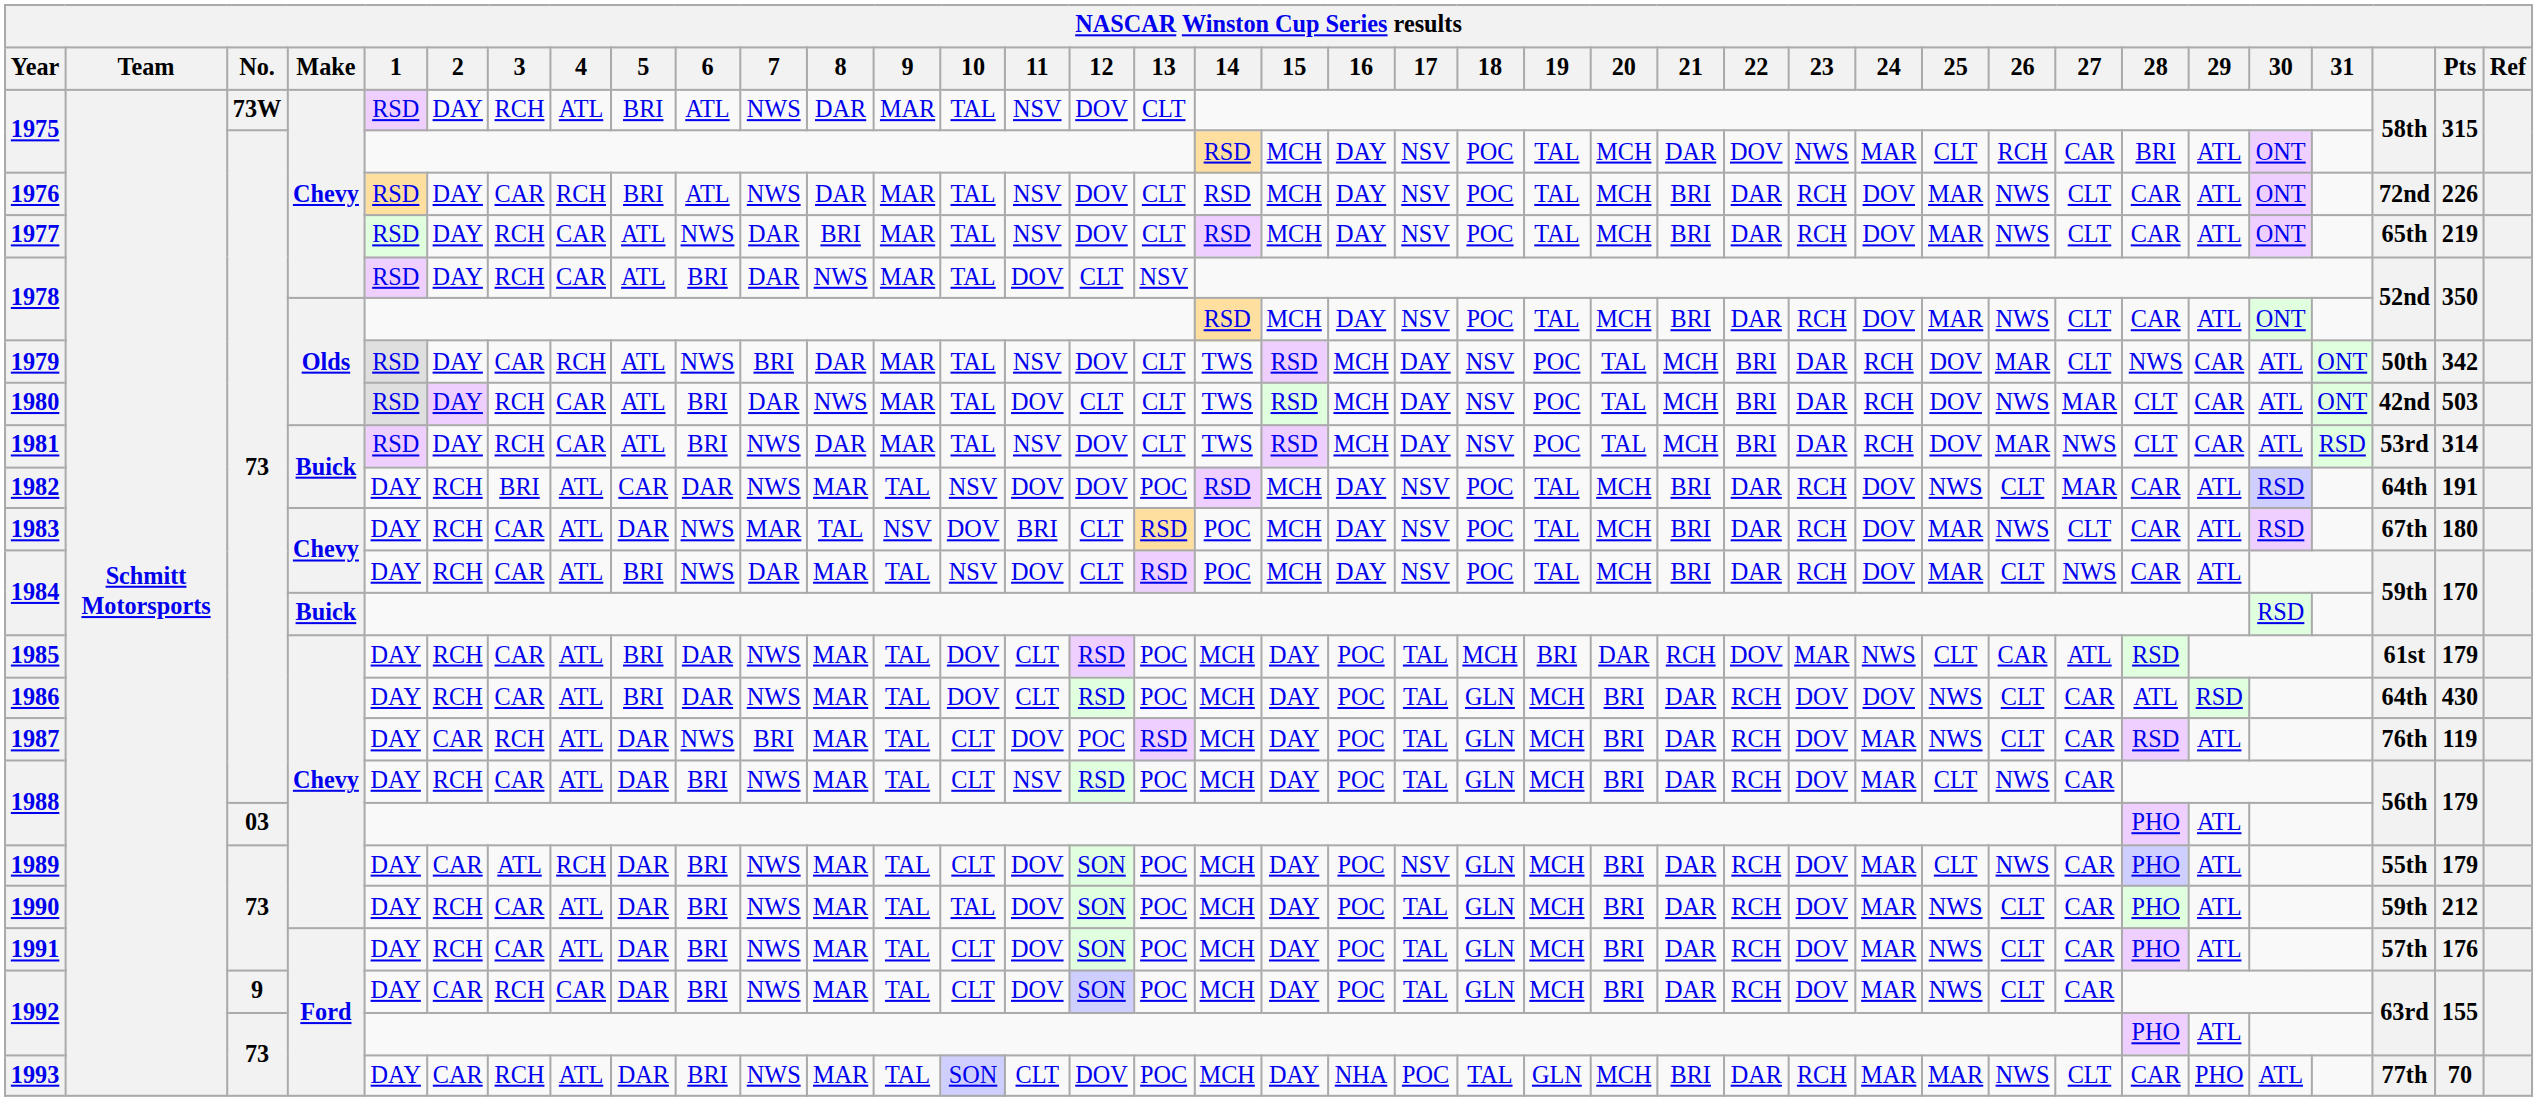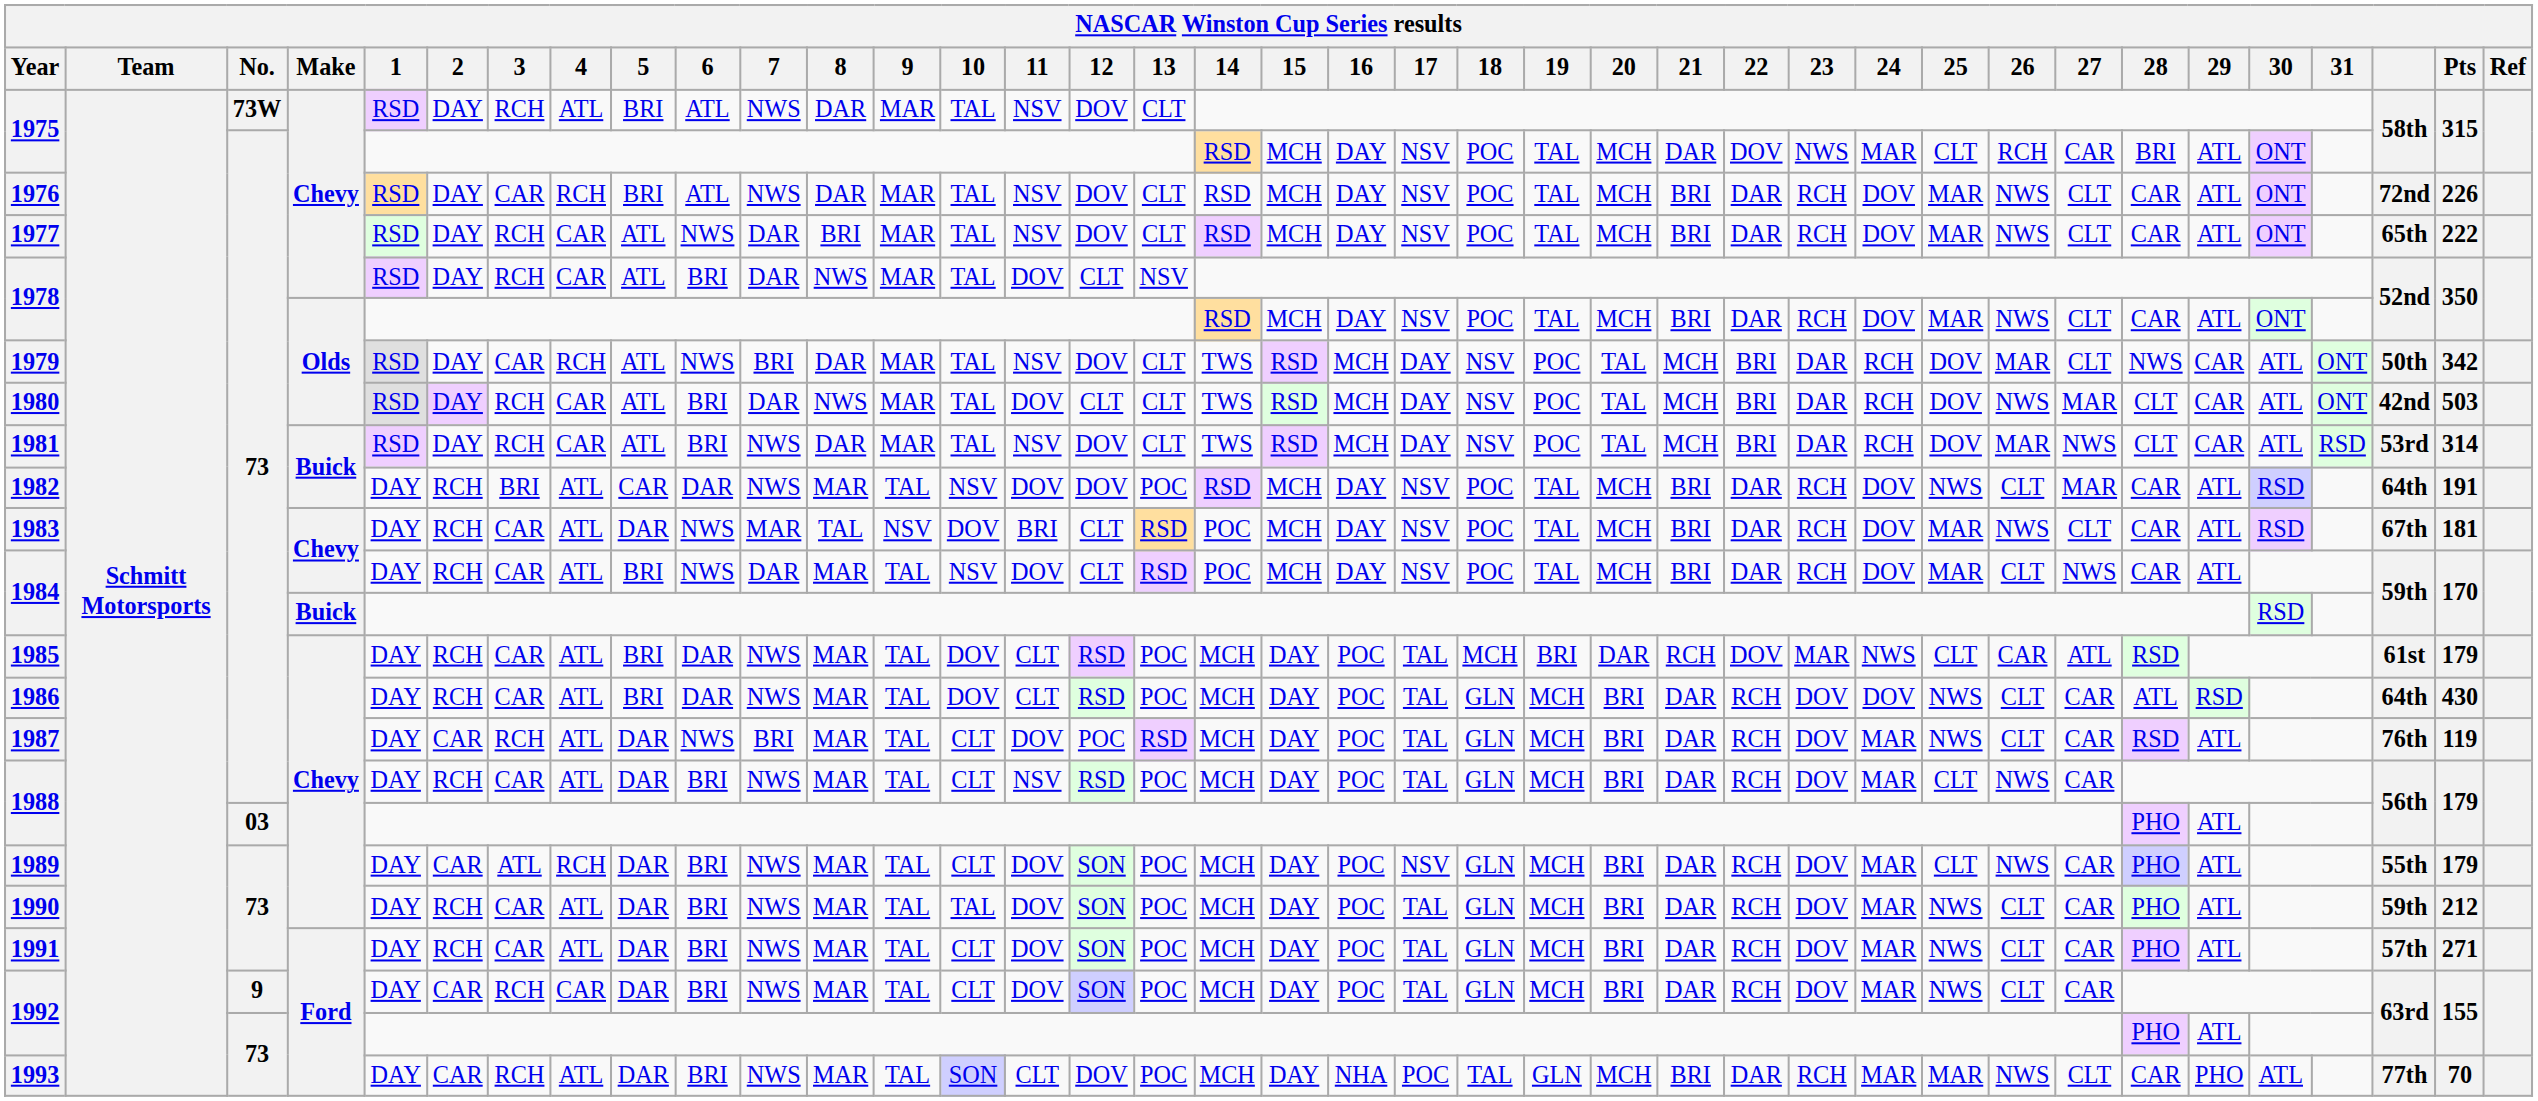(2460, 235) 219 -> (2460, 235) 222
(2460, 529) 180 -> (2460, 529) 181
(2460, 949) 176 -> (2460, 949) 271
